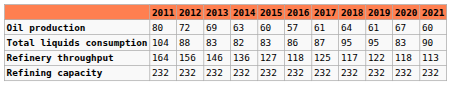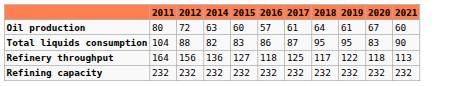- column: (217, 12)
